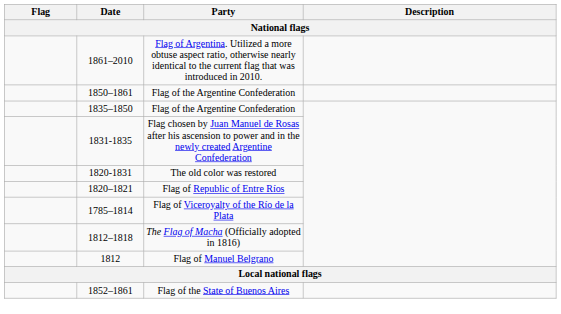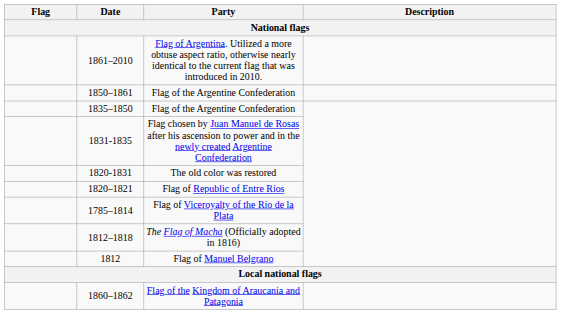+ row: (110, 296)
- row: (110, 290)
